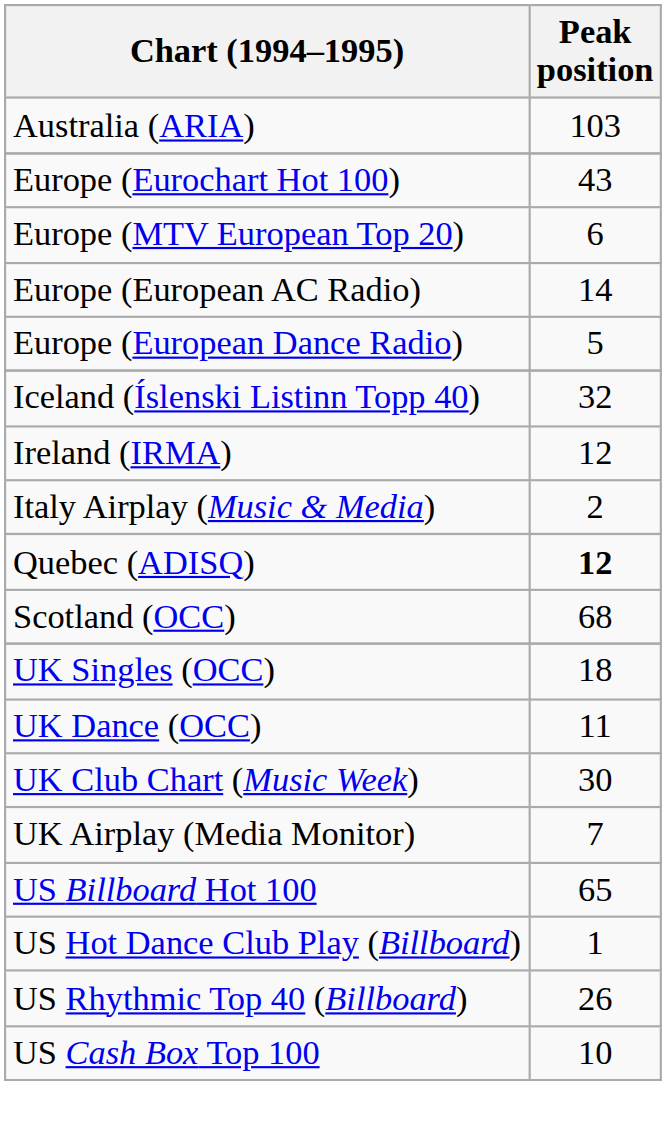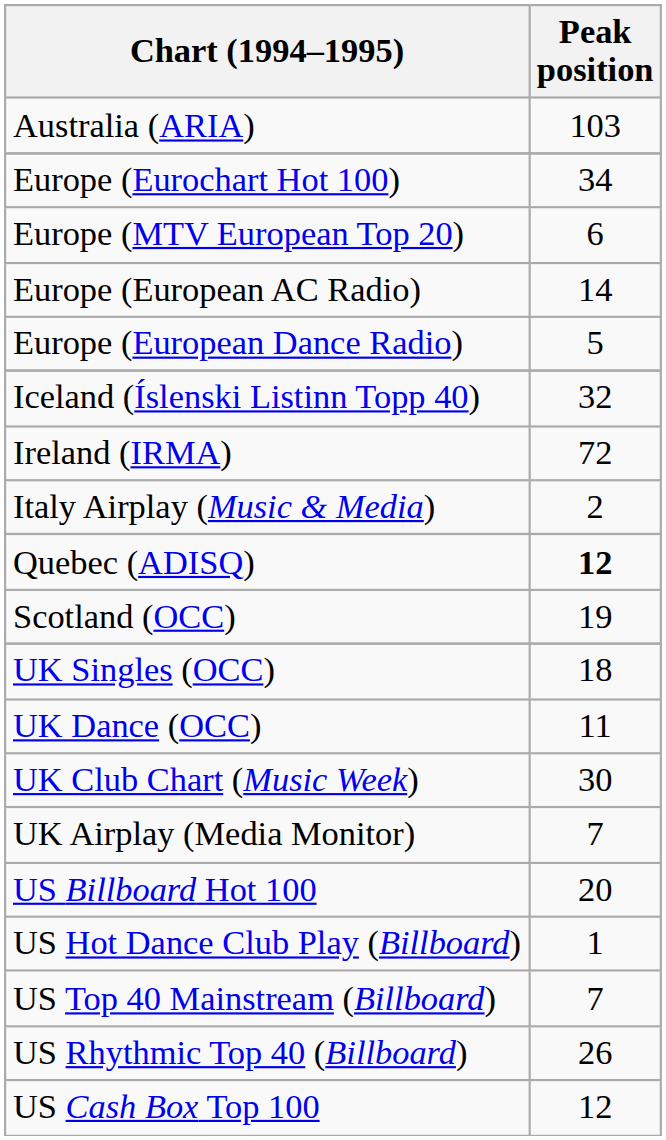(595, 179) 43 -> (595, 179) 34
(595, 452) 12 -> (595, 452) 72
(595, 616) 68 -> (595, 616) 19
(595, 888) 65 -> (595, 888) 20
+ row: (255, 997)
(595, 1052) 10 -> (595, 1107) 12
